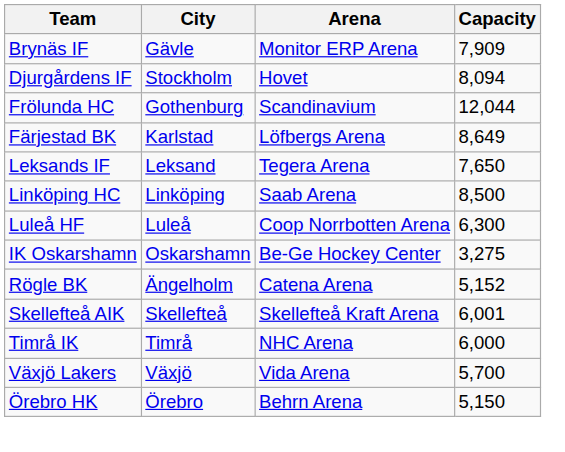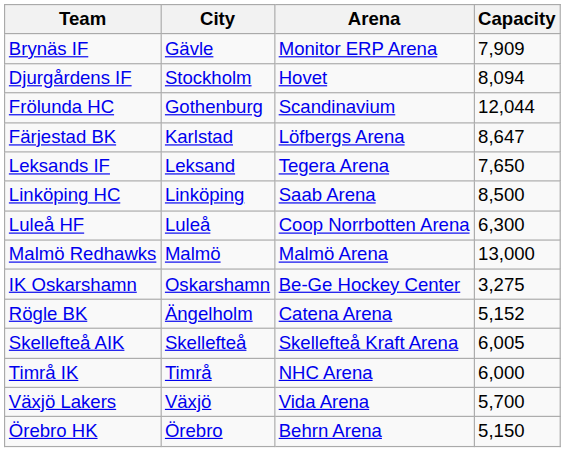(482, 136) 8,649 -> (501, 136) 8,647
+ row: (83, 254)
(482, 313) 6,001 -> (501, 343) 6,005
